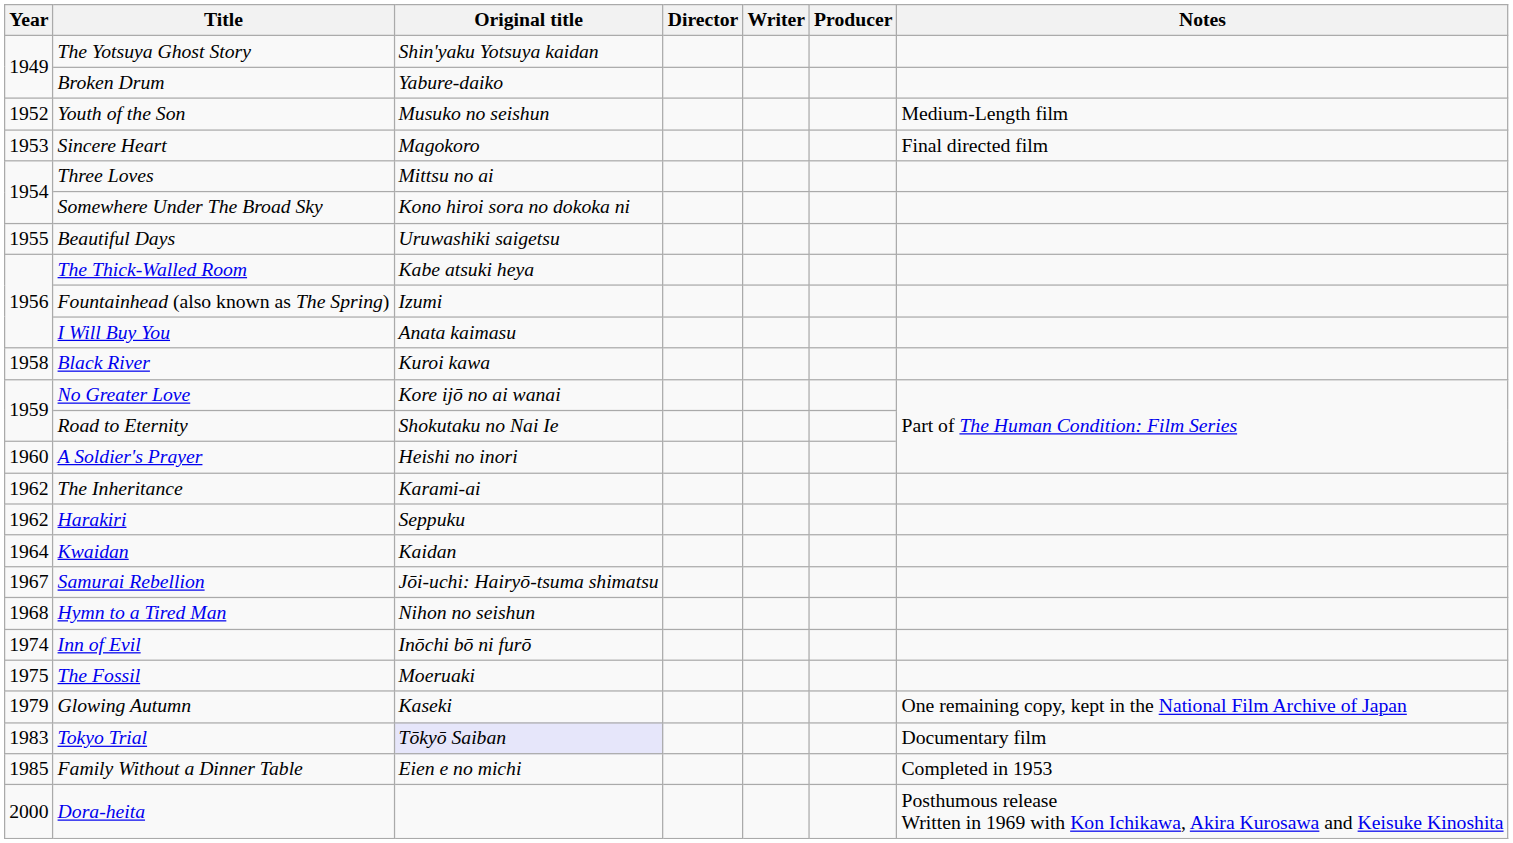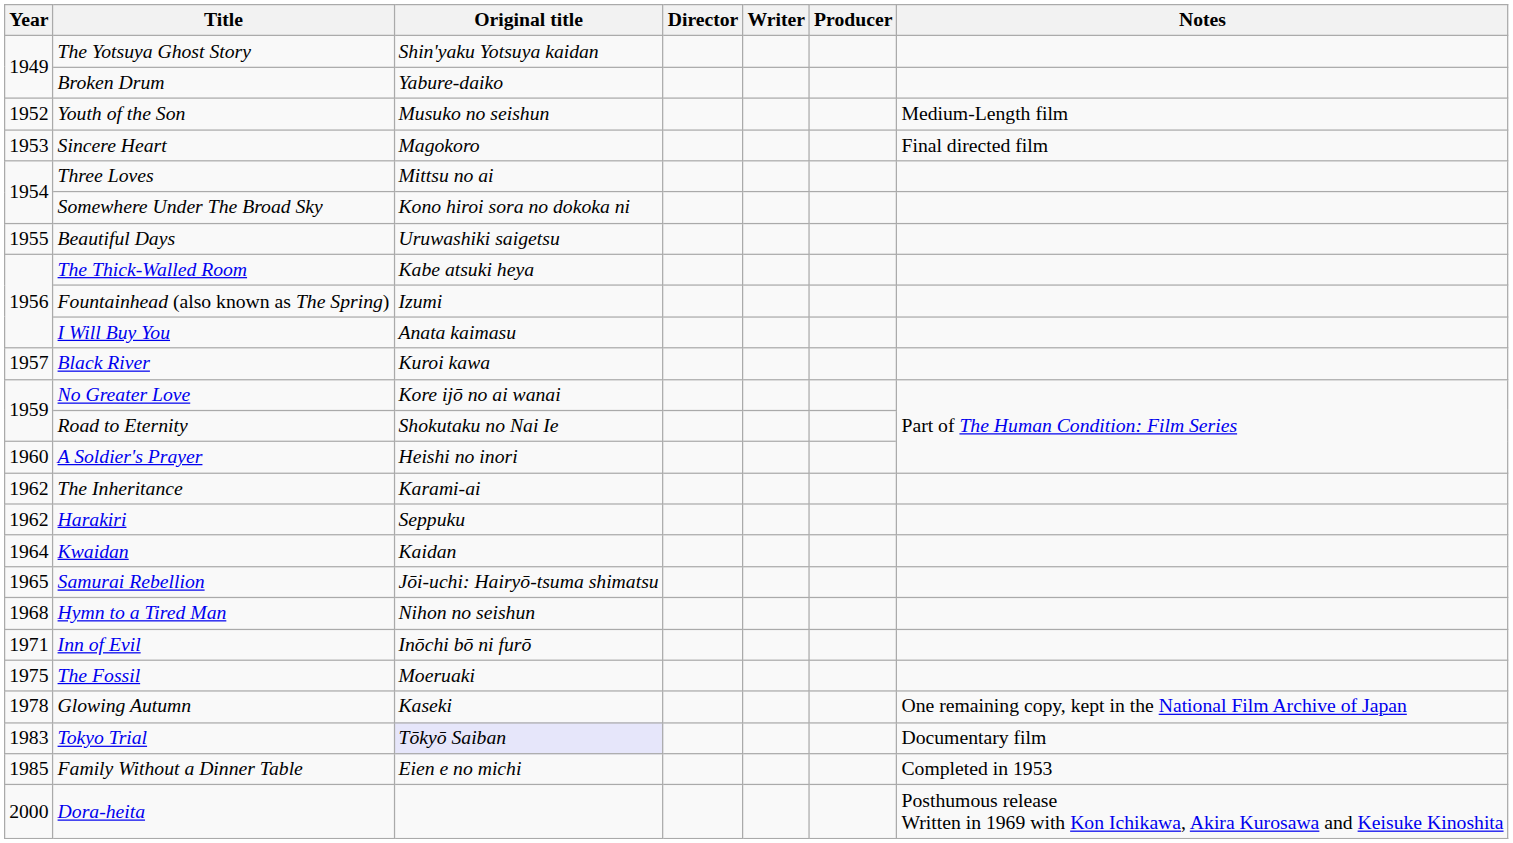(29, 363) 1958 -> (29, 363) 1957
(29, 581) 1967 -> (29, 581) 1965
(29, 644) 1974 -> (29, 644) 1971
(29, 706) 1979 -> (29, 706) 1978
